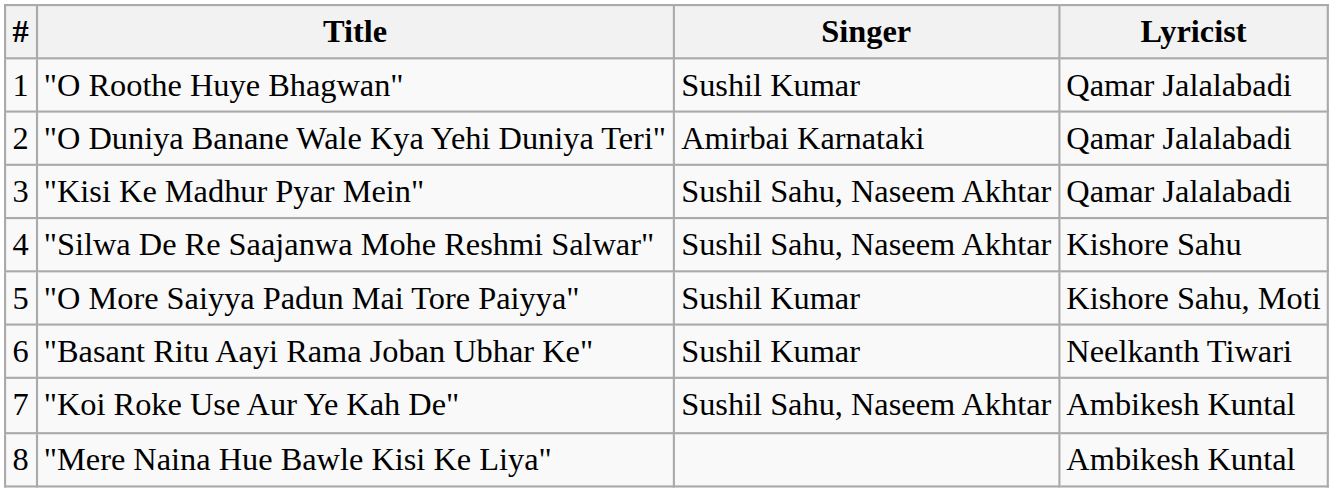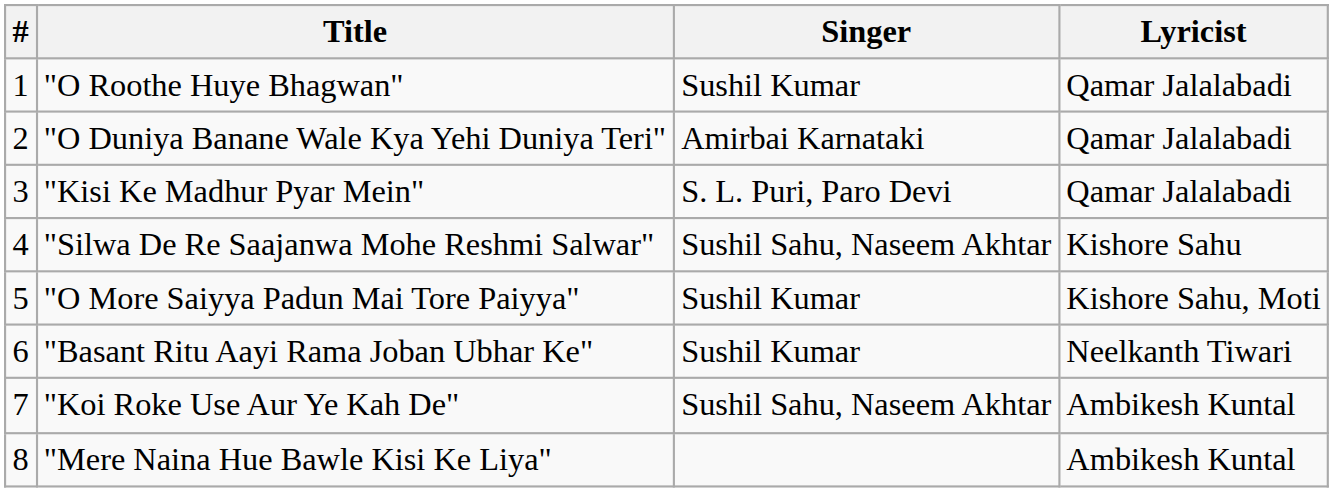(866, 191) Sushil Sahu, Naseem Akhtar -> (816, 191) S. L. Puri, Paro Devi
